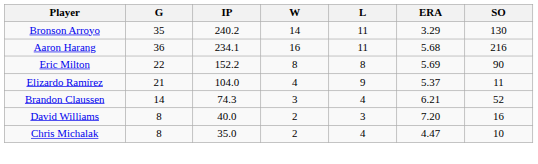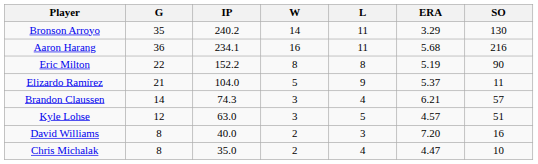(431, 64) 5.69 -> (431, 64) 5.19
(295, 82) 4 -> (295, 82) 5
(498, 99) 52 -> (498, 99) 57
+ row: (65, 116)
